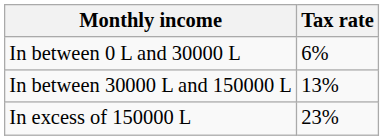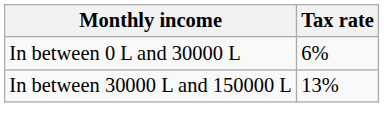- row: (100, 118)
